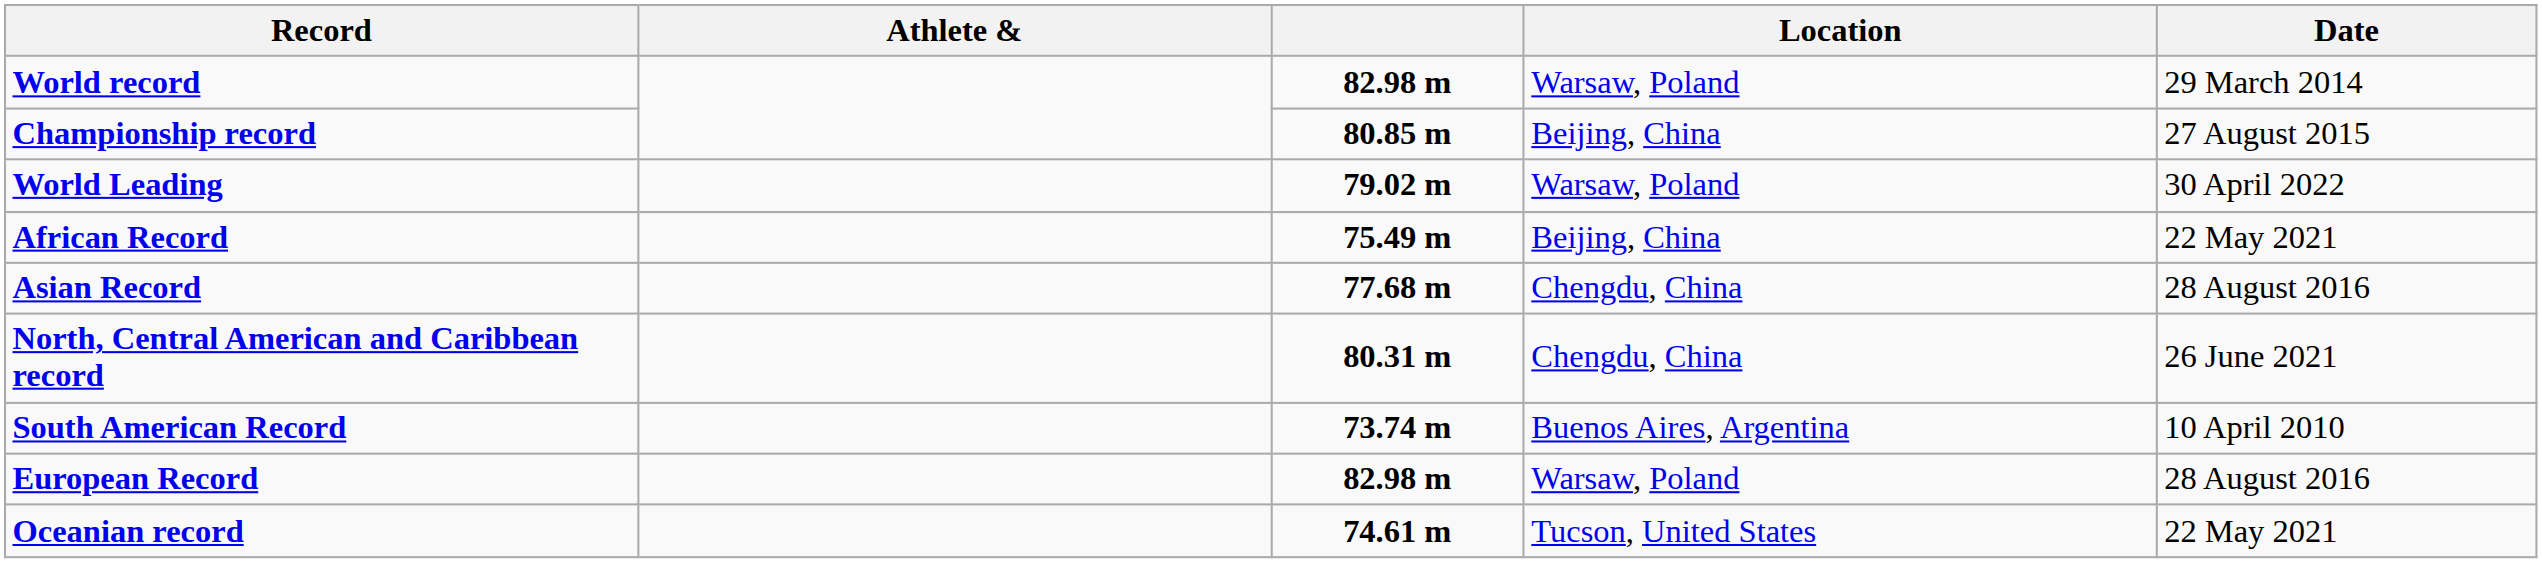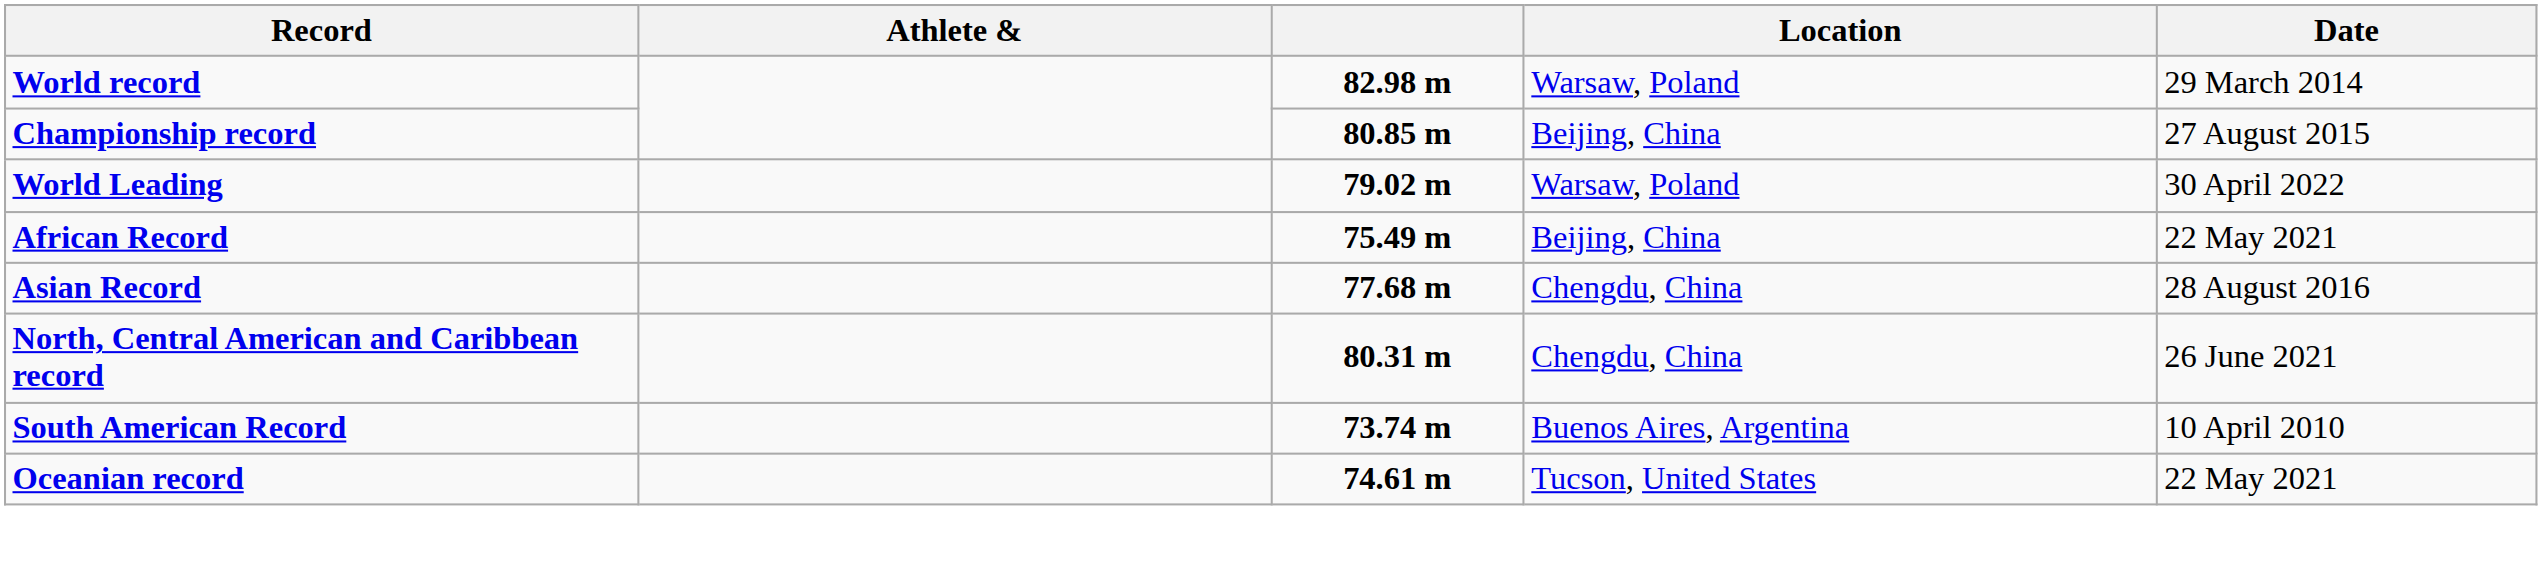- row: (135, 478)
